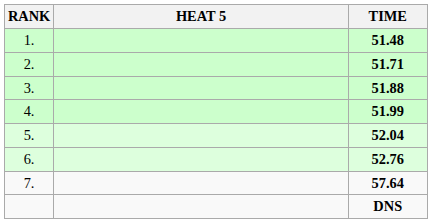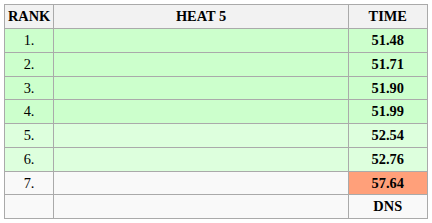(388, 88) 51.88 -> (388, 88) 51.90
(388, 135) 52.04 -> (388, 135) 52.54
(388, 183) no background -> (388, 183) lightsalmon background
